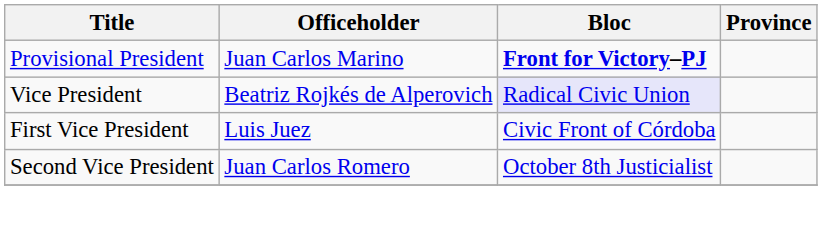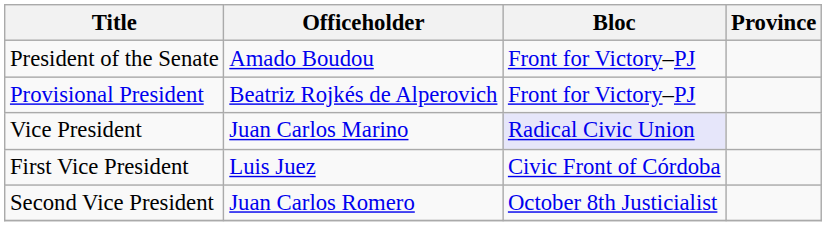+ row: (114, 58)
(314, 58) Juan Carlos Marino -> (363, 94) Beatriz Rojkés de Alperovich
(605, 58) bold -> (602, 94) normal
(358, 94) Beatriz Rojkés de Alperovich -> (319, 130) Juan Carlos Marino
